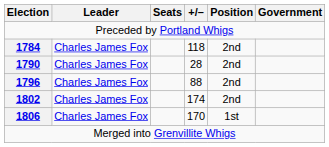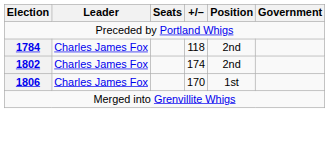- row: (28, 64)
- row: (28, 82)
